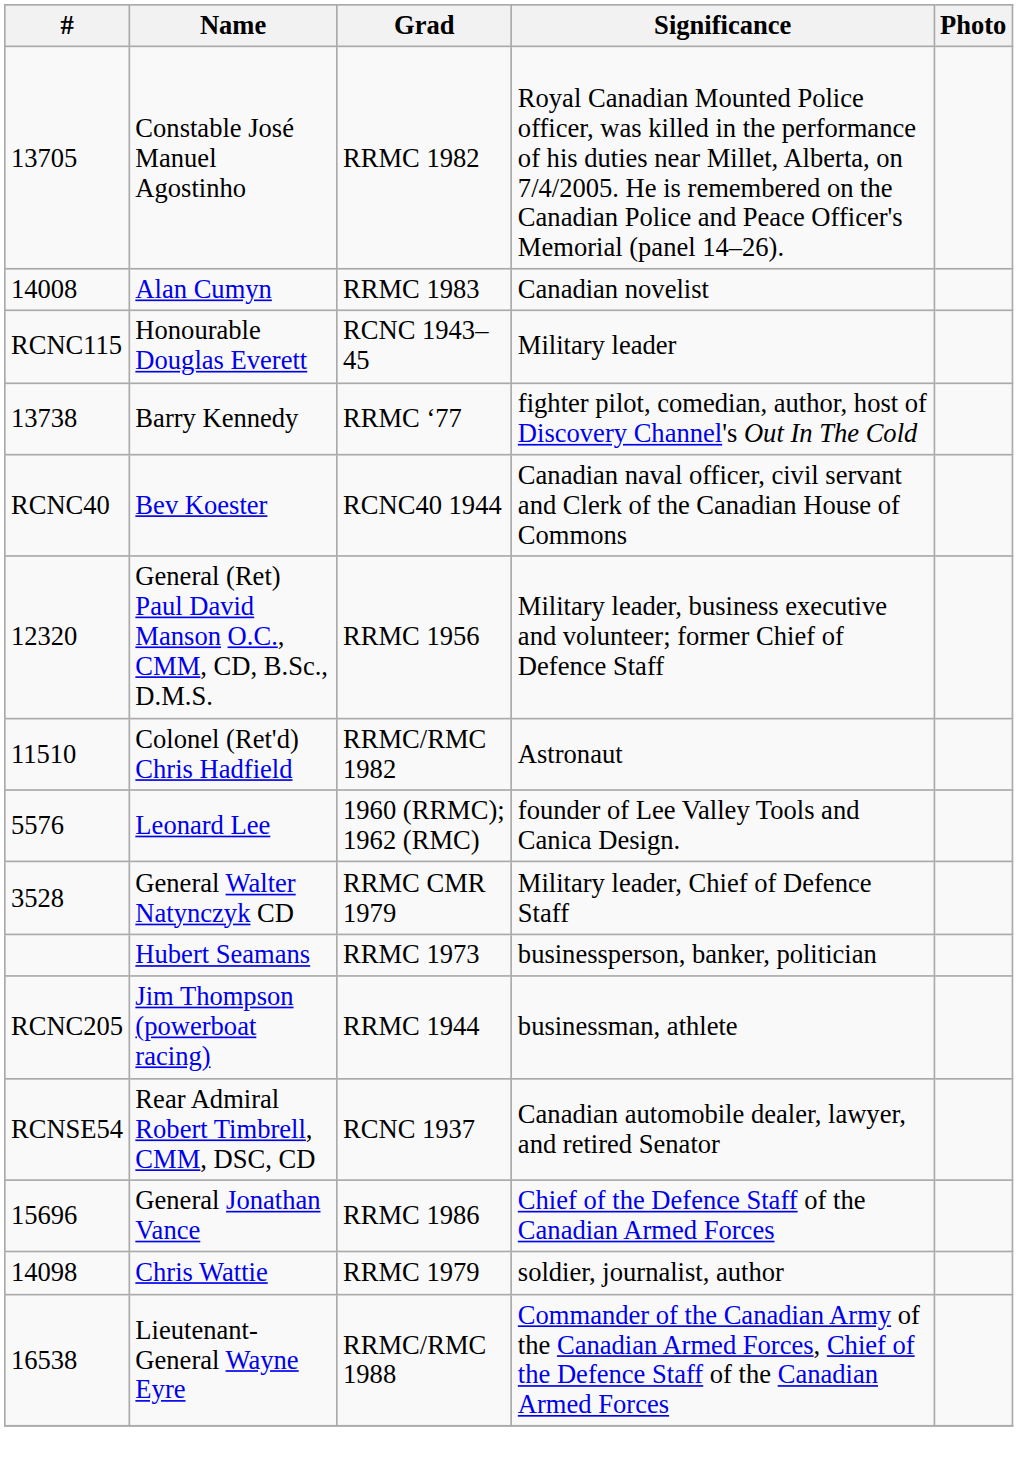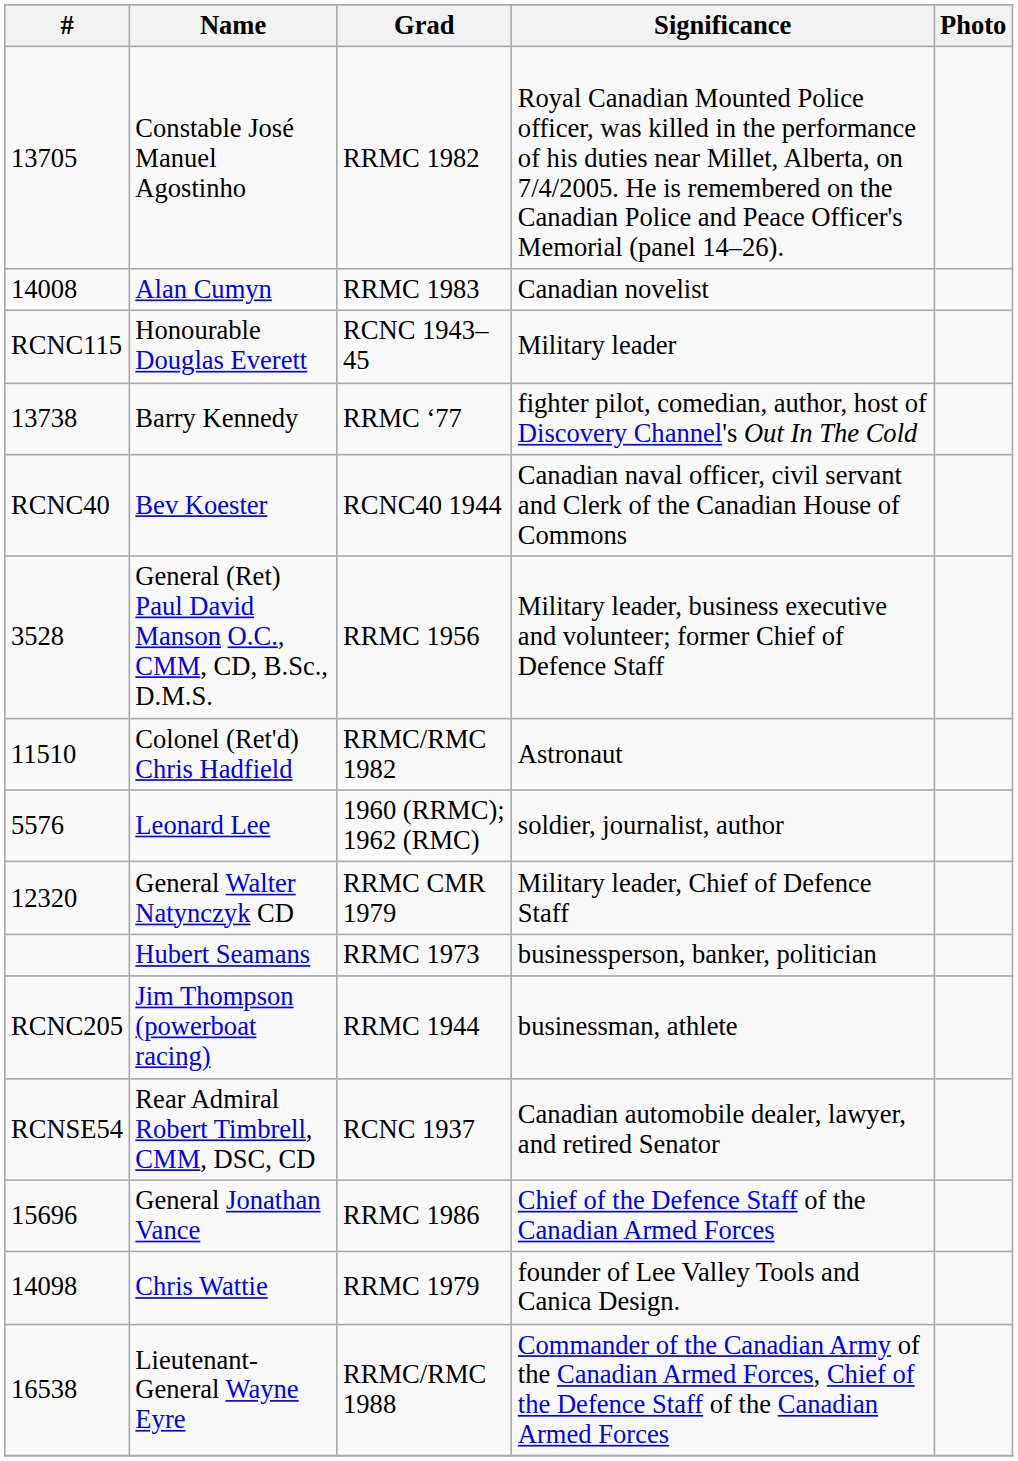(44, 636) 12320 -> (38, 636) 3528
(689, 825) founder of Lee Valley Tools and Canica Design. -> (651, 825) soldier, journalist, author
(38, 897) 3528 -> (44, 897) 12320
(651, 1272) soldier, journalist, author -> (689, 1287) founder of Lee Valley Tools and Canica Design.
